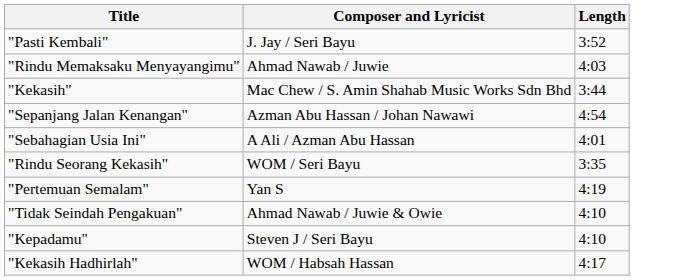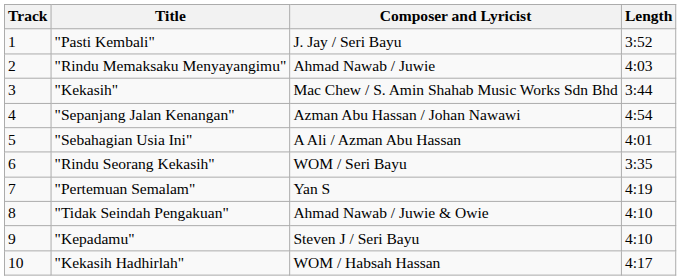+ column: (28, 16)
